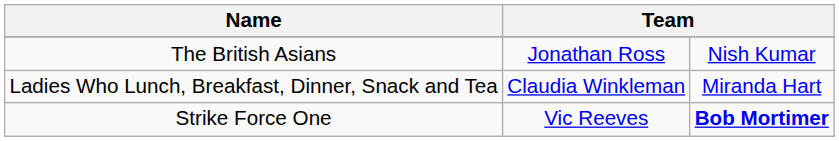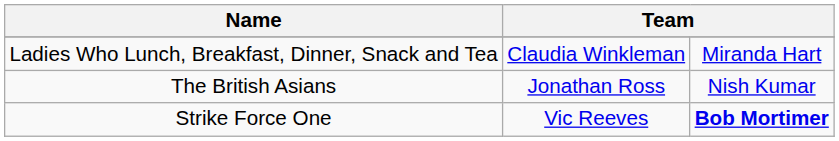rows swapped: (254, 53) <-> (254, 86)
